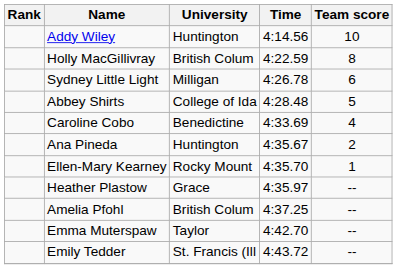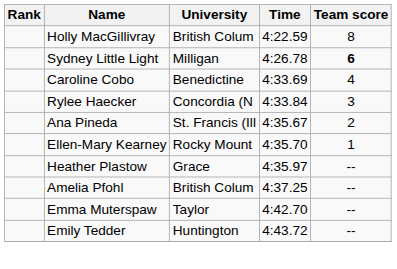- row: (81, 36)
(352, 79) normal -> (351, 58) bold
- row: (86, 101)
+ row: (92, 101)
(206, 144) Huntington -> (214, 123) St. Francis (Ill
(214, 252) St. Francis (Ill -> (206, 230) Huntington
